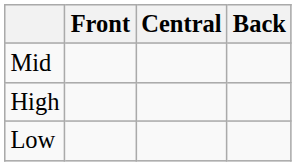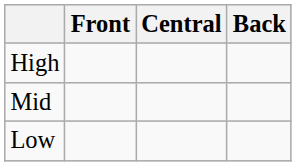rows swapped: (35, 101) <-> (31, 62)
